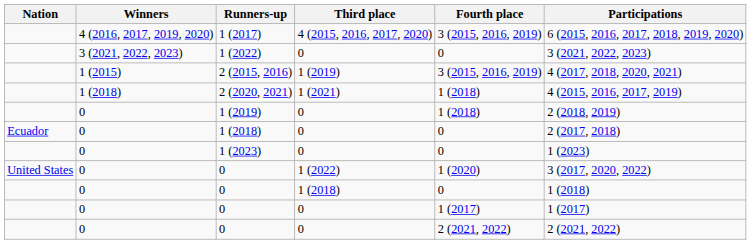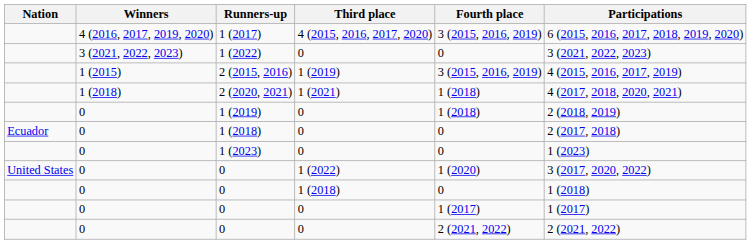(614, 72) 4 (2017, 2018, 2020, 2021) -> (614, 72) 4 (2015, 2016, 2017, 2019)
(614, 92) 4 (2015, 2016, 2017, 2019) -> (614, 92) 4 (2017, 2018, 2020, 2021)
